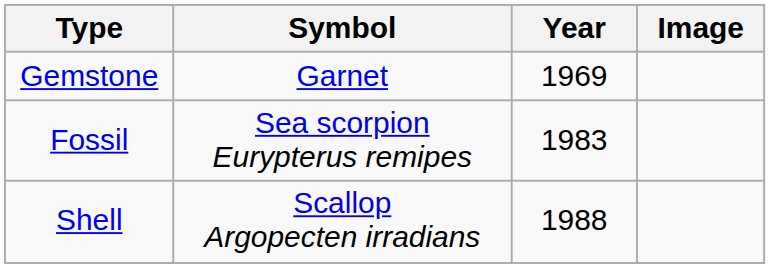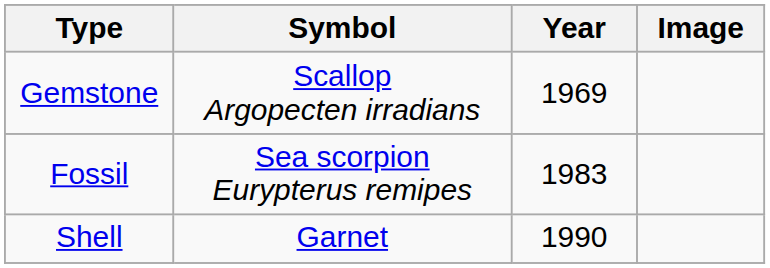(342, 75) Garnet -> (342, 92) Scallop Argopecten irradians
(342, 221) Scallop Argopecten irradians -> (342, 237) Garnet
(574, 221) 1988 -> (574, 237) 1990
